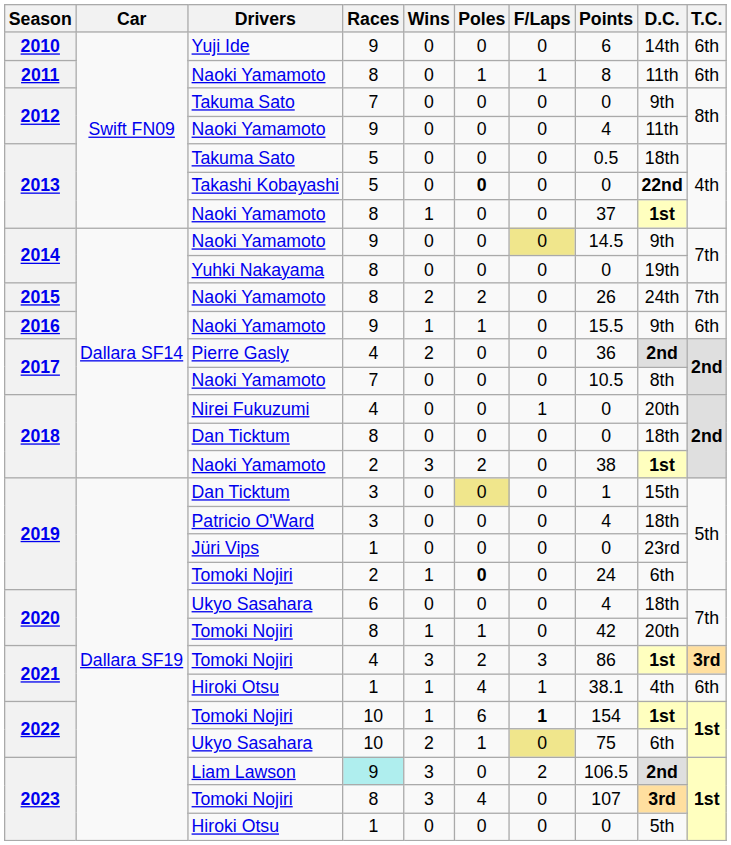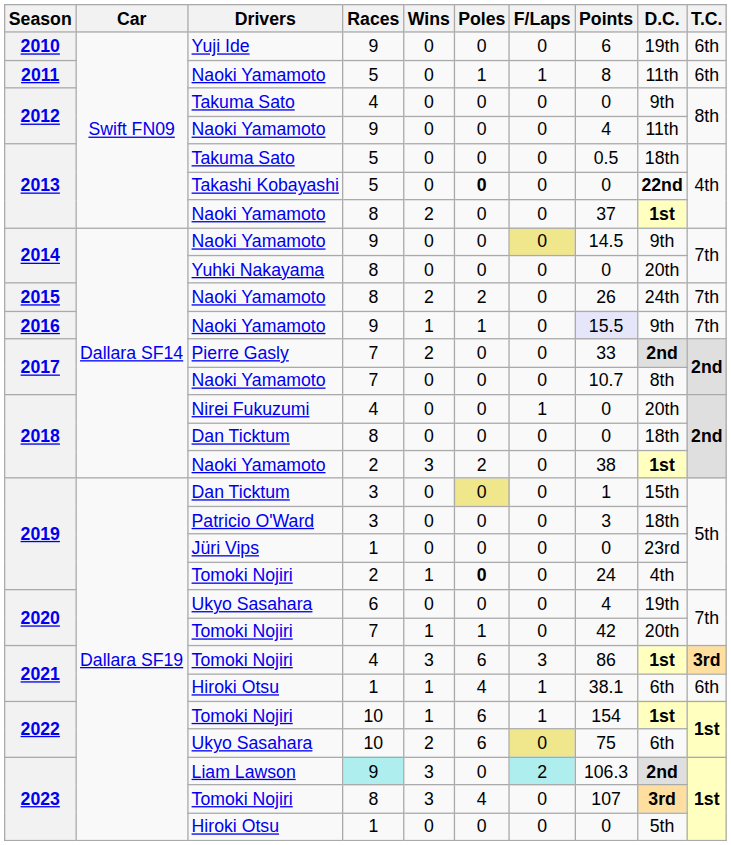(662, 46) 14th -> (662, 46) 19th
(373, 74) 8 -> (373, 74) 5
(373, 102) 7 -> (373, 102) 4
(429, 213) 1 -> (429, 213) 2
(662, 269) 19th -> (662, 269) 20th
(606, 325) no background -> (606, 325) lavender background
(707, 325) 6th -> (707, 325) 7th
(373, 353) 4 -> (373, 353) 7
(606, 353) 36 -> (606, 353) 33
(606, 380) 10.5 -> (606, 380) 10.7
(606, 520) 4 -> (606, 520) 3
(662, 576) 6th -> (662, 576) 4th
(662, 603) 18th -> (662, 603) 19th
(373, 631) 8 -> (373, 631) 7
(482, 659) 2 -> (482, 659) 6
(662, 687) 4th -> (662, 687) 6th
(542, 715) bold -> (542, 715) normal
(482, 743) 1 -> (482, 743) 6
(542, 771) no background -> (542, 771) paleturquoise background
(606, 771) 106.5 -> (606, 771) 106.3
